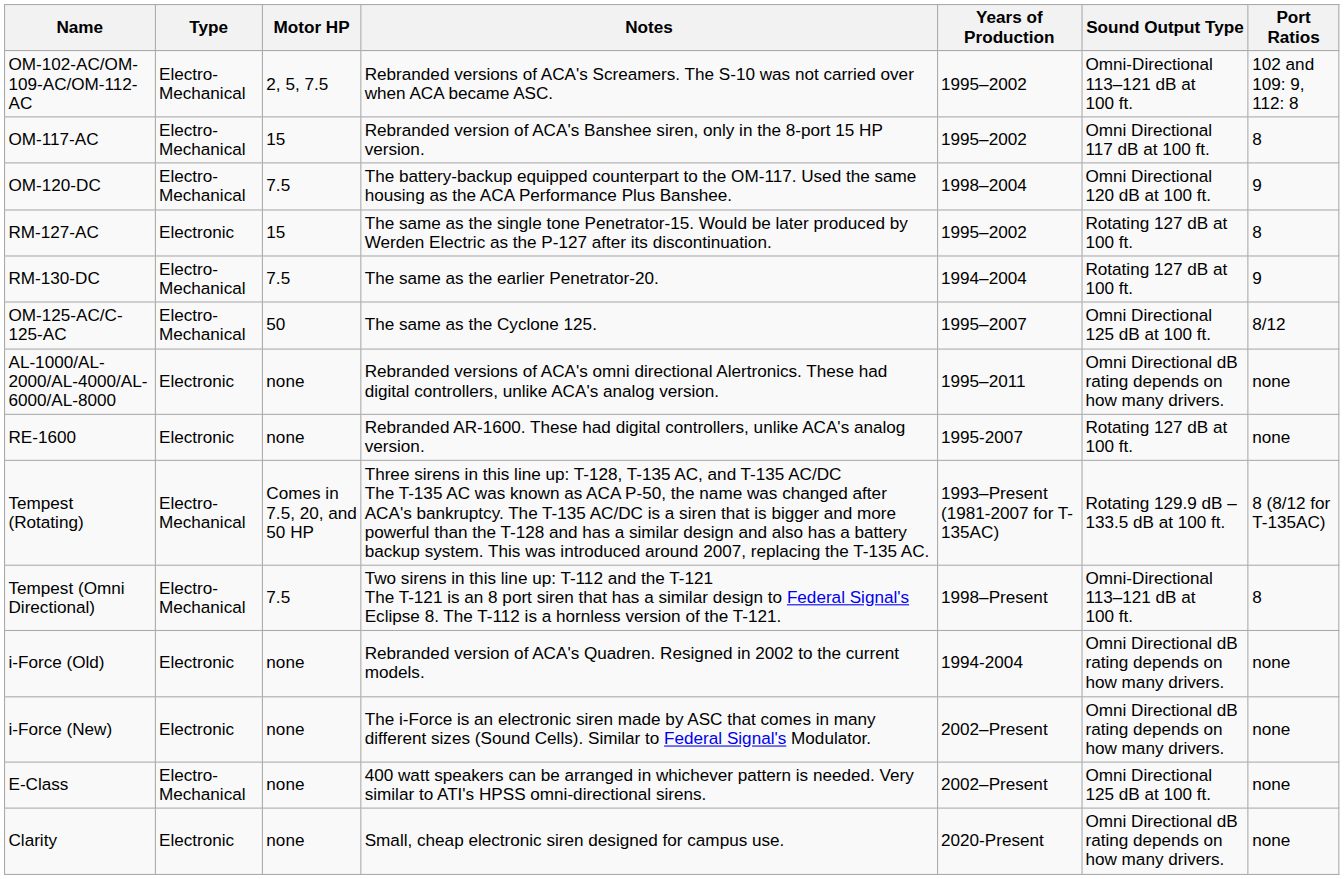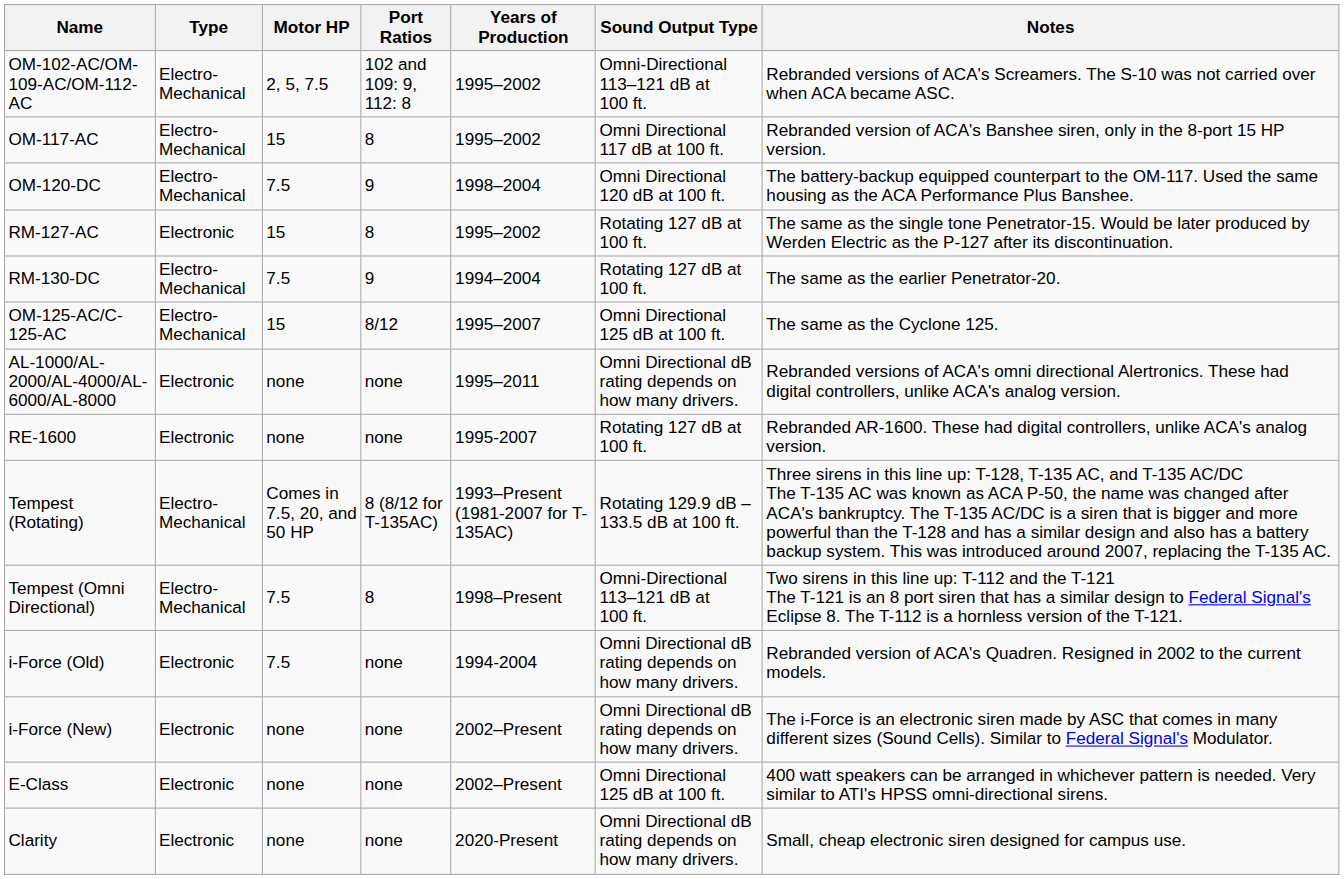columns swapped: (1294, 27) <-> (649, 27)
(276, 325) 50 -> (276, 325) 15
(285, 663) none -> (278, 663) 7.5
(202, 785) Electro-Mechanical -> (197, 785) Electronic
